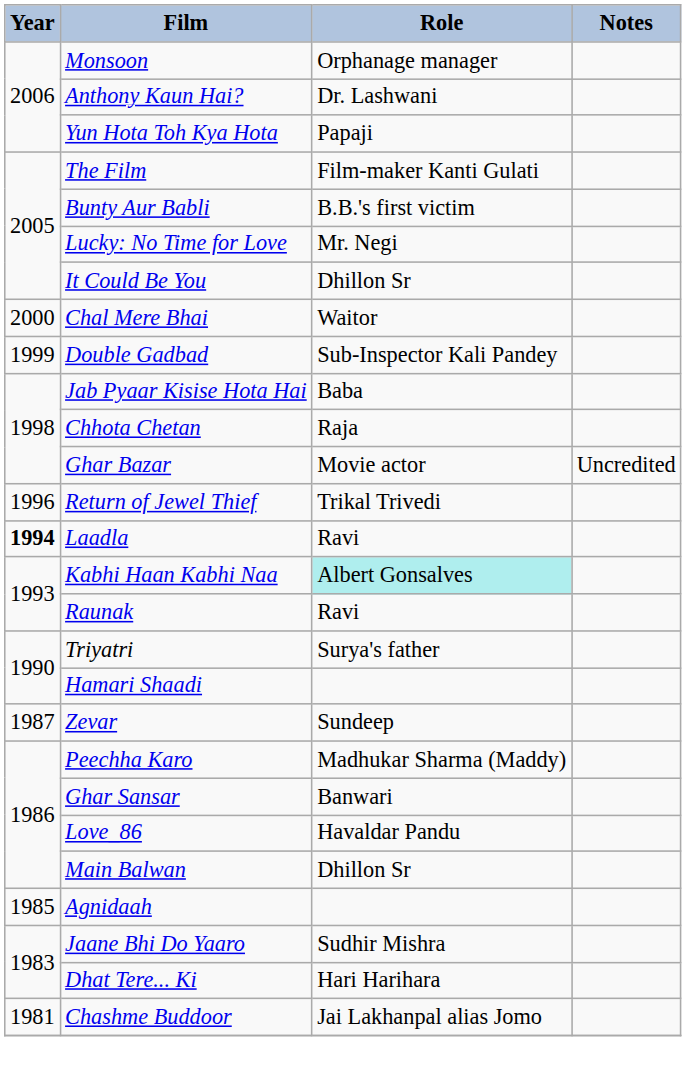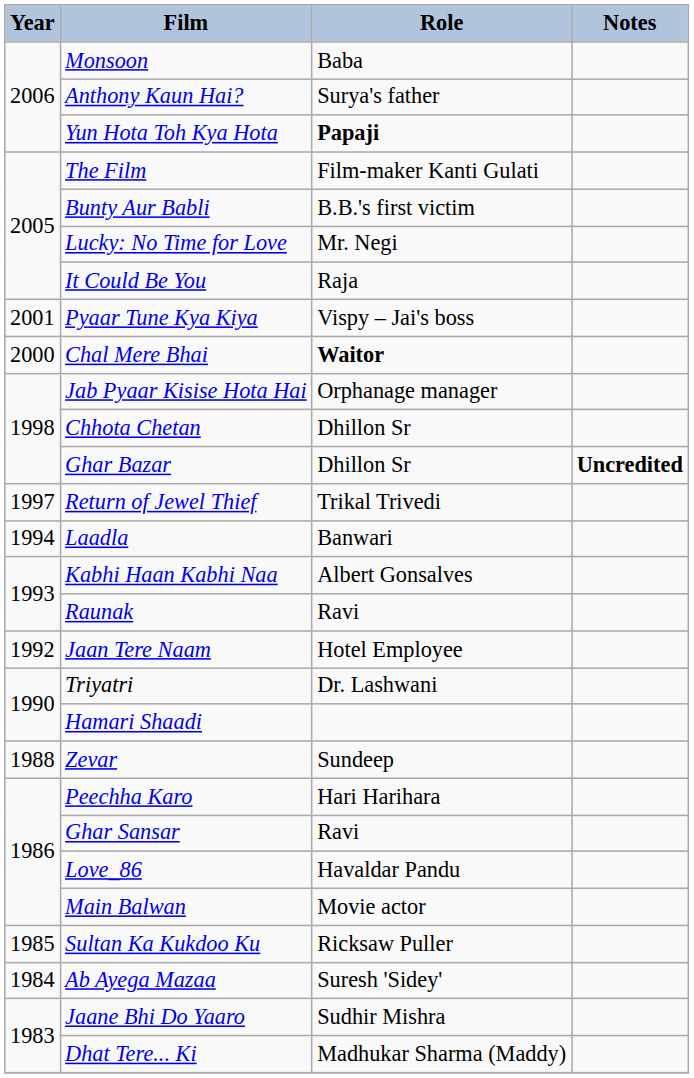(407, 60) Orphanage manager -> (340, 60) Baba
(377, 96) Dr. Lashwani -> (378, 96) Surya's father
(345, 133) normal -> (348, 133) bold
(364, 280) Dhillon Sr -> (338, 280) Raja
+ row: (161, 317)
(347, 317) normal -> (351, 354) bold
- row: (137, 354)
(340, 391) Baba -> (407, 391) Orphanage manager
(338, 428) Raja -> (364, 428) Dhillon Sr
(371, 465) Movie actor -> (364, 465) Dhillon Sr
(626, 465) normal -> (630, 465) bold
(32, 501) 1996 -> (32, 501) 1997
(32, 538) bold -> (32, 538) normal
(338, 538) Ravi -> (355, 538) Banwari
(395, 575) paleturquoise background -> (395, 575) no background
+ row: (138, 649)
(378, 649) Surya's father -> (377, 685) Dr. Lashwani
(32, 722) 1987 -> (32, 759) 1988
(442, 759) Madhukar Sharma (Maddy) -> (379, 796) Hari Harihara
(355, 796) Banwari -> (338, 833) Ravi
(364, 869) Dhillon Sr -> (371, 906) Movie actor
- row: (108, 906)
+ row: (163, 943)
+ row: (140, 980)
(379, 980) Hari Harihara -> (442, 1054) Madhukar Sharma (Maddy)
- row: (148, 1017)
